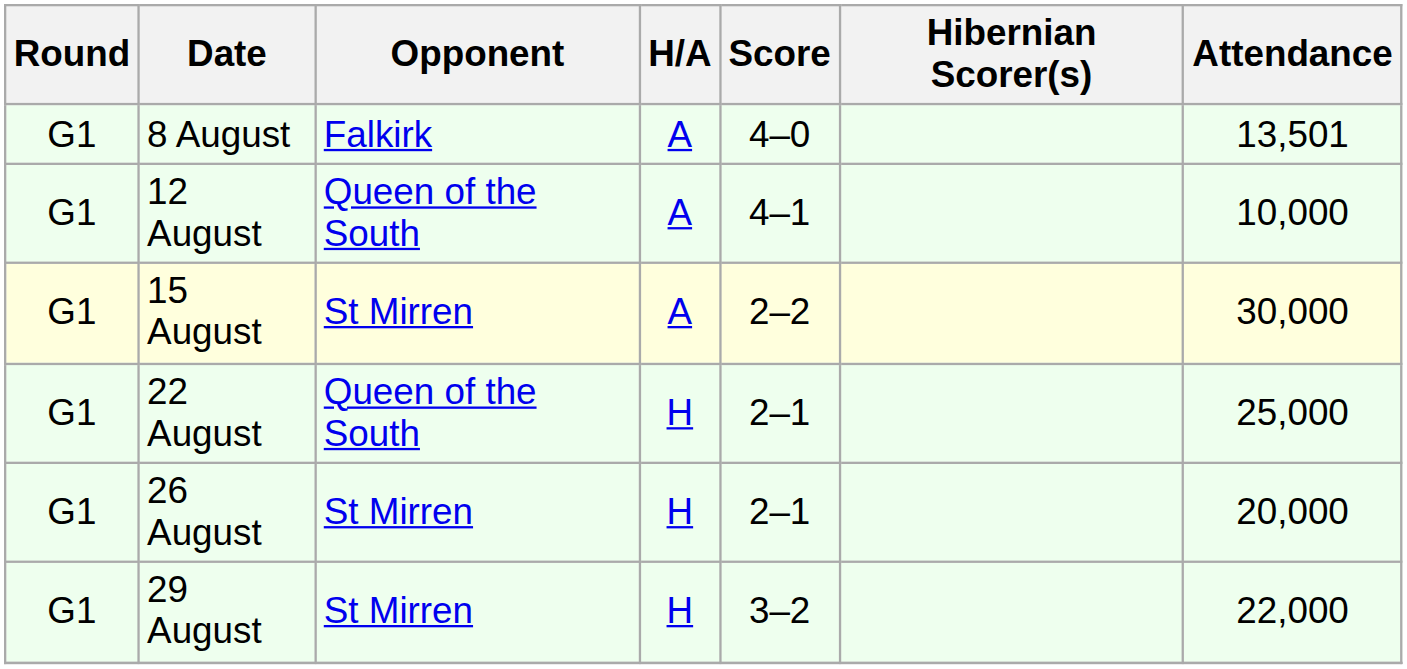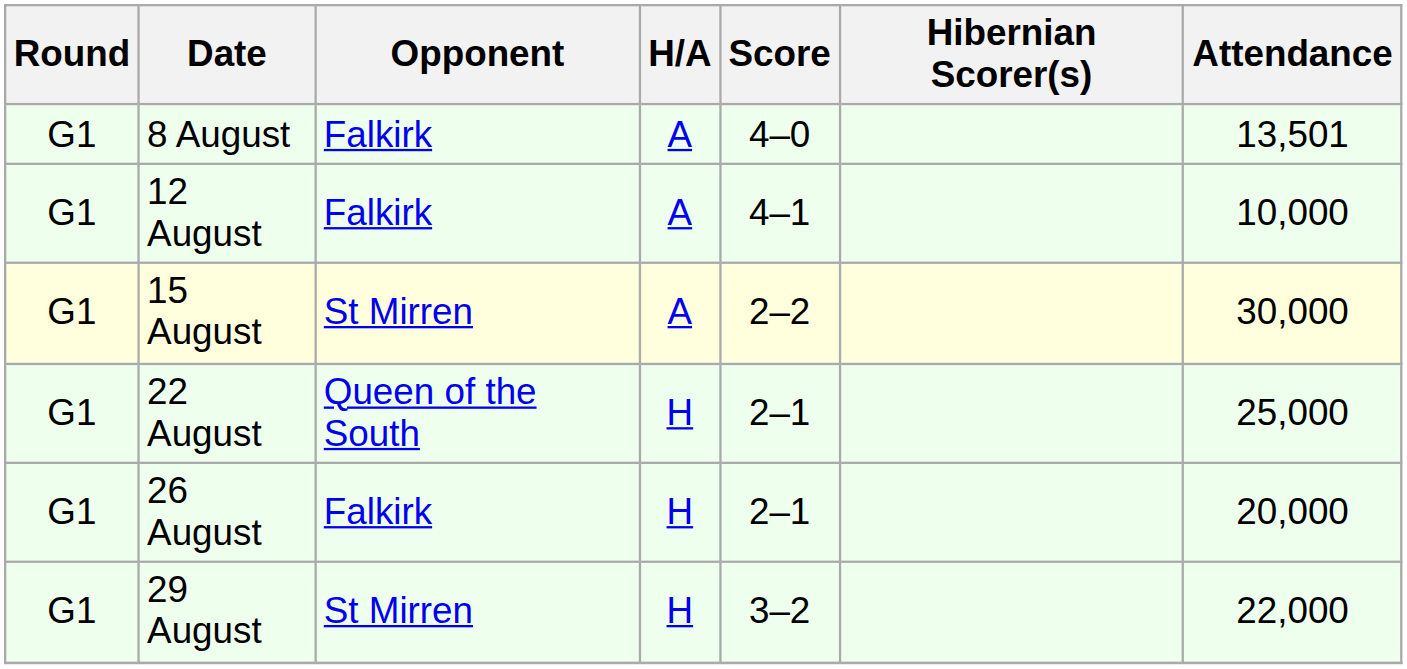(430, 212) Queen of the South -> (378, 212) Falkirk
(398, 511) St Mirren -> (378, 511) Falkirk
